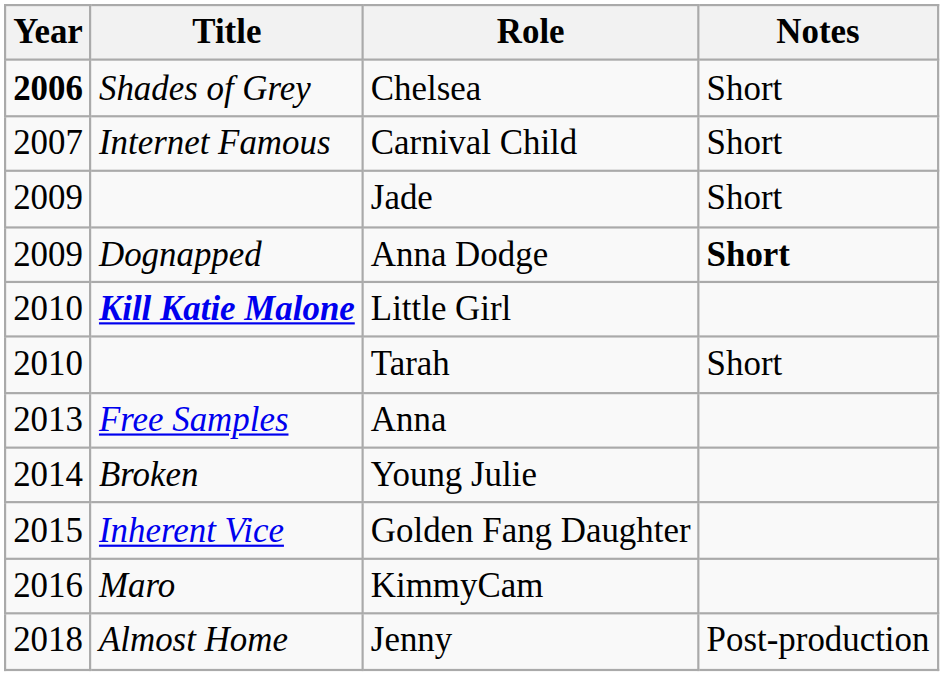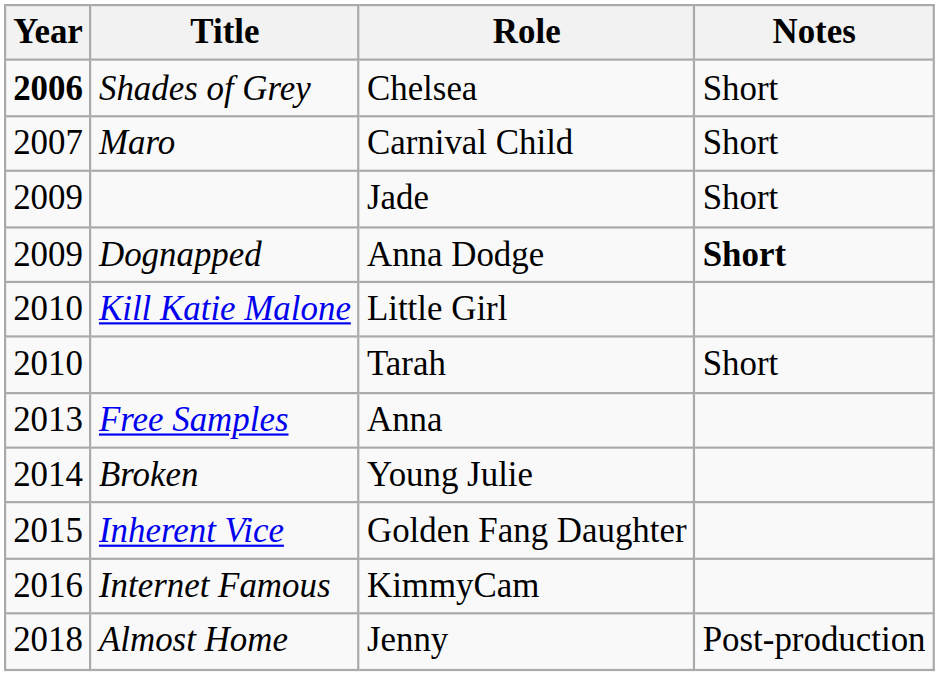(215, 142) Internet Famous -> (137, 142) Maro
(227, 308) bold -> (225, 308) normal
(137, 585) Maro -> (215, 585) Internet Famous
